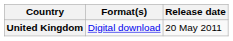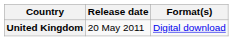columns swapped: (195, 12) <-> (124, 12)
